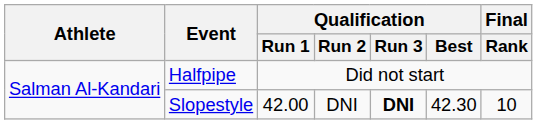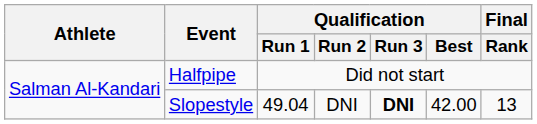(286, 105) 42.00 -> (286, 105) 49.04
(454, 105) 42.30 -> (454, 105) 42.00
(507, 105) 10 -> (507, 105) 13
